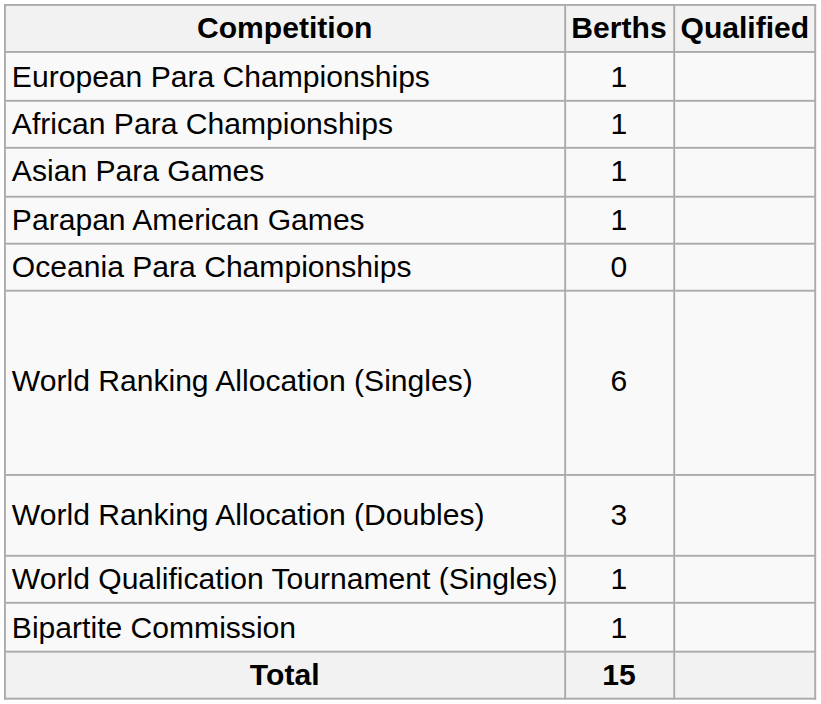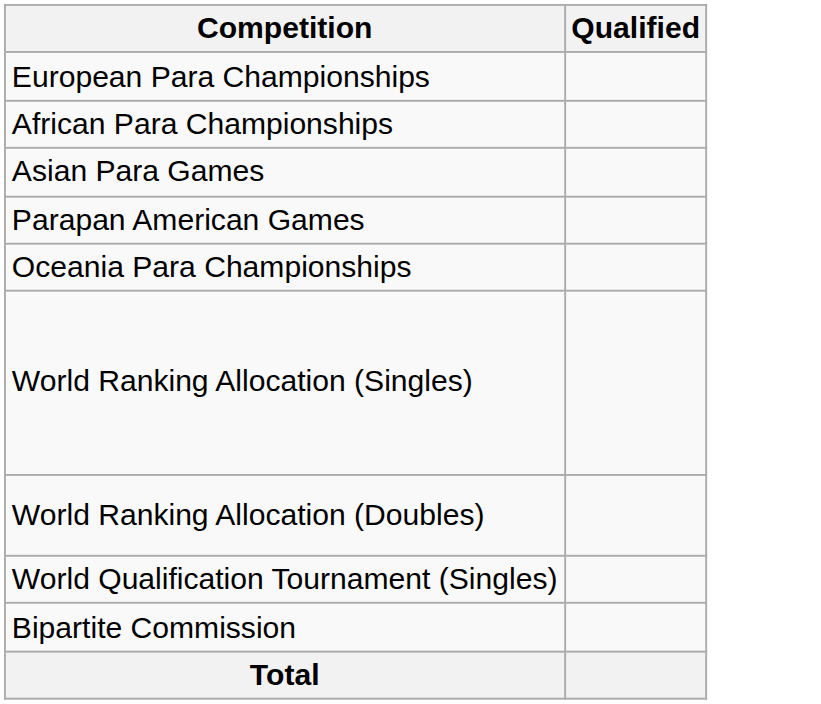- column: (619, 28)
